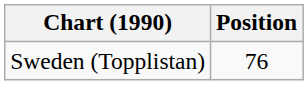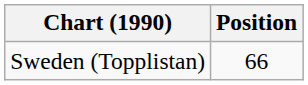(256, 60) 76 -> (256, 60) 66
